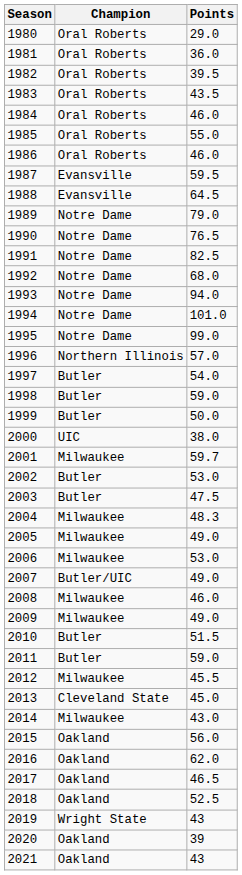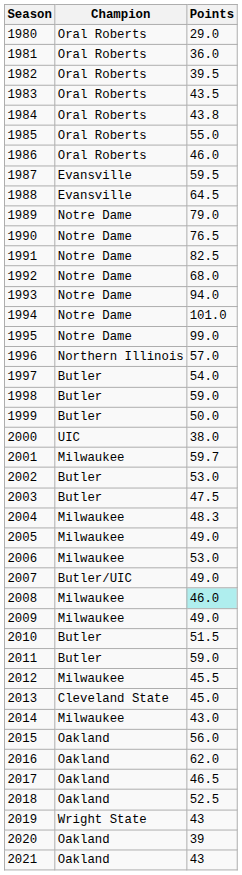(204, 115) 46.0 -> (204, 115) 43.8
(204, 598) no background -> (204, 598) paleturquoise background
